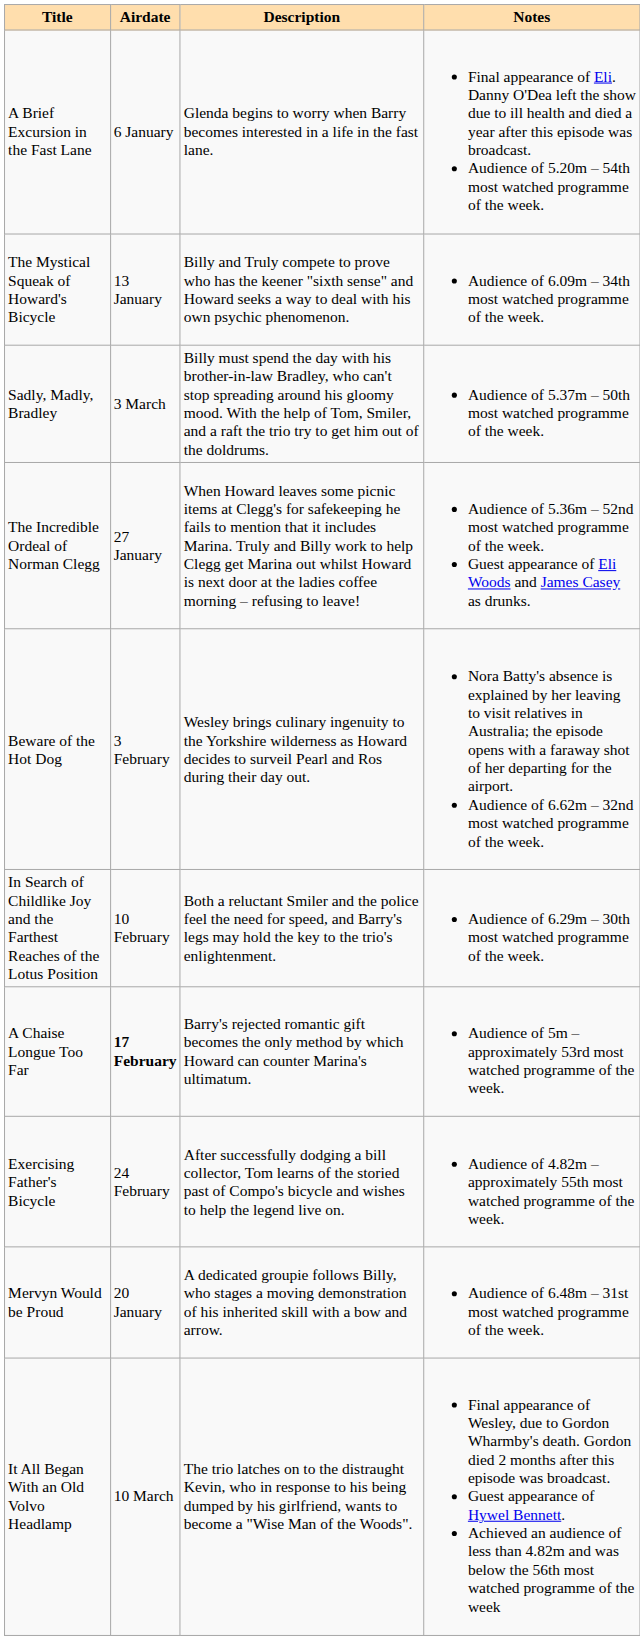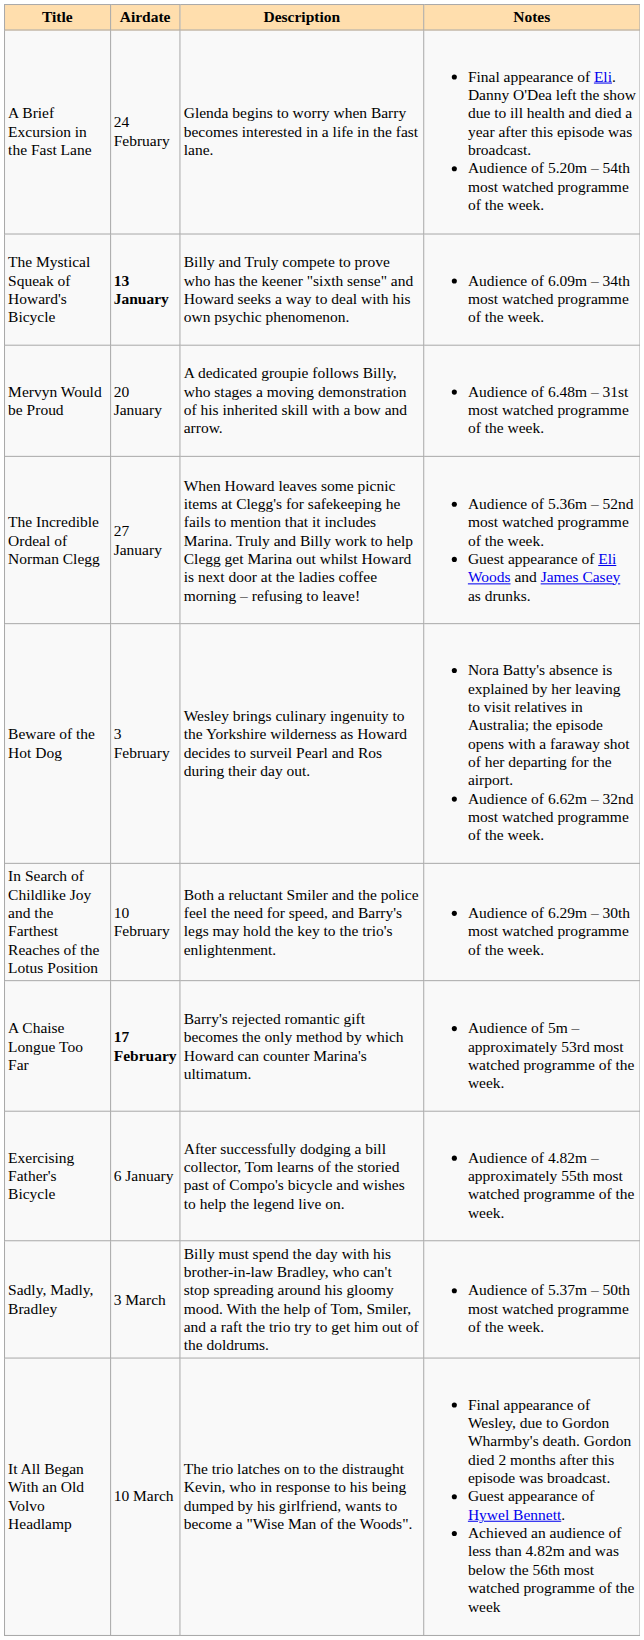(144, 131) 6 January -> (142, 131) 24 February
(138, 289) normal -> (141, 289) bold
rows swapped: (55, 1302) <-> (51, 403)
(142, 1181) 24 February -> (144, 1176) 6 January
